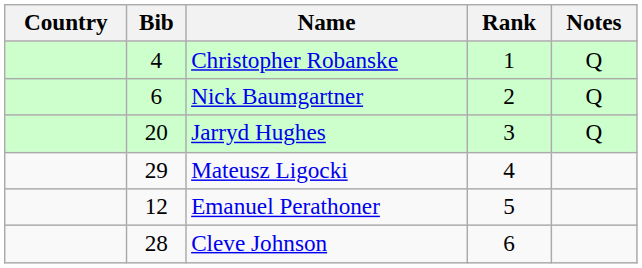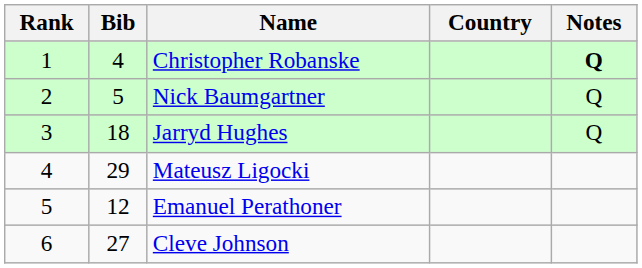columns swapped: (509, 22) <-> (66, 22)
(594, 59) normal -> (594, 59) bold
(156, 96) 6 -> (118, 96) 5
(156, 133) 20 -> (118, 133) 18
(156, 243) 28 -> (118, 243) 27
